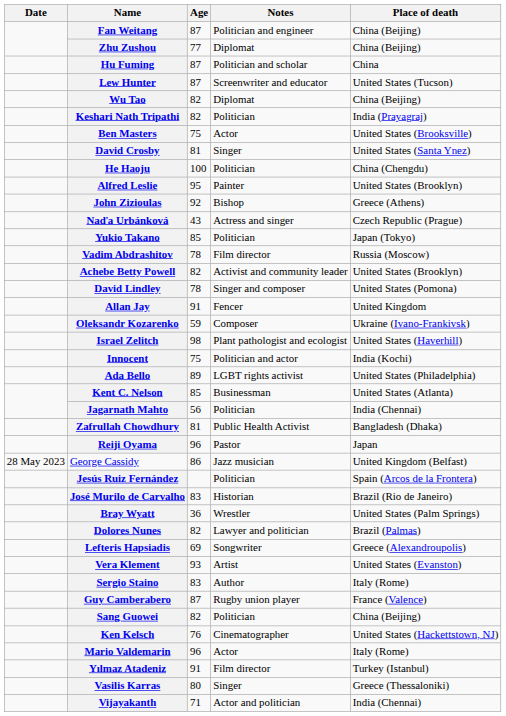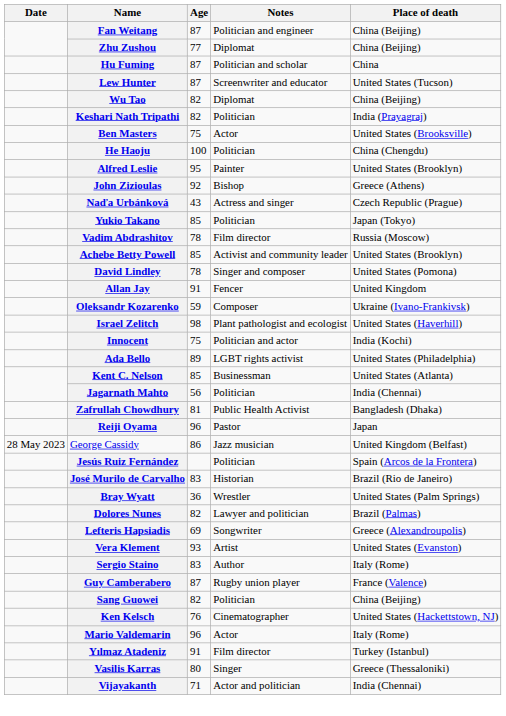- row: (127, 151)
(195, 271) 82 -> (195, 254) 85
